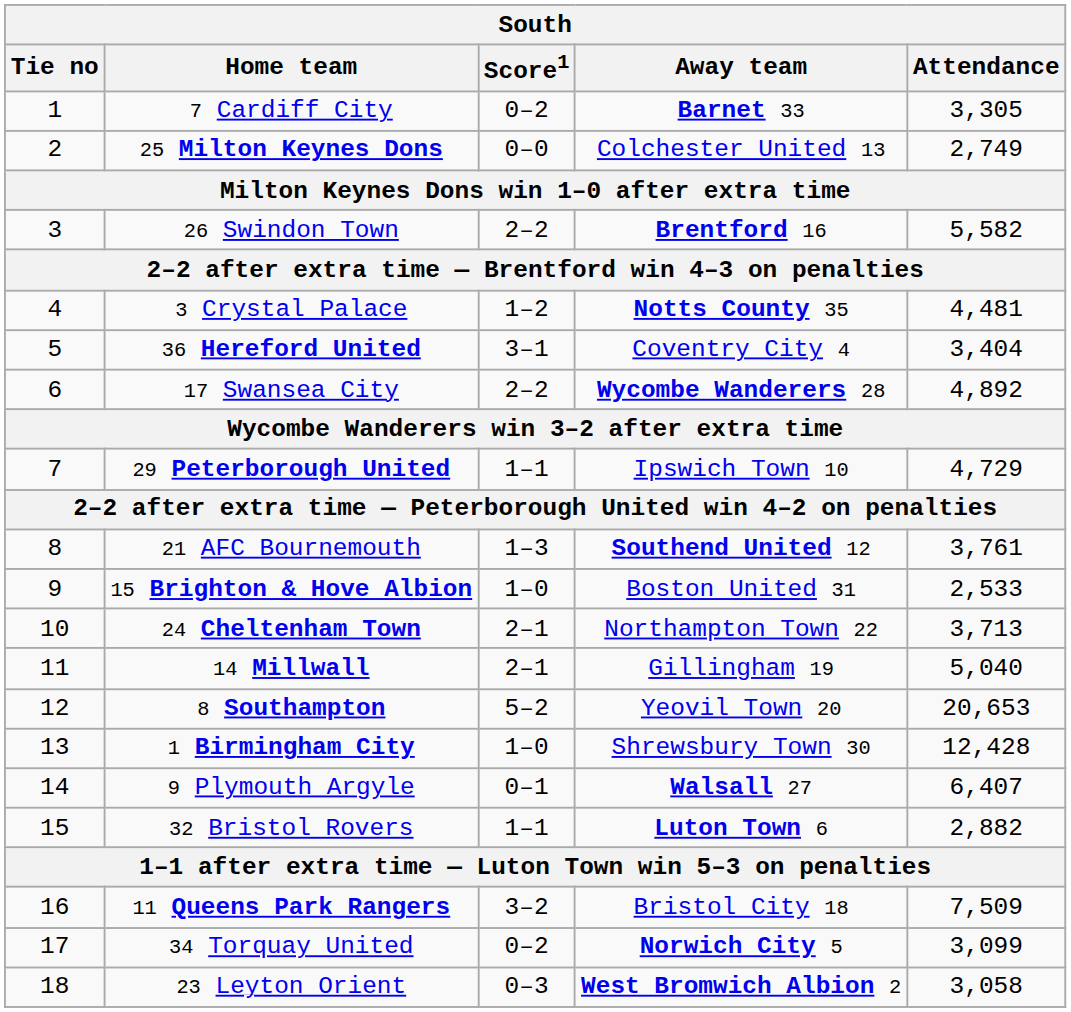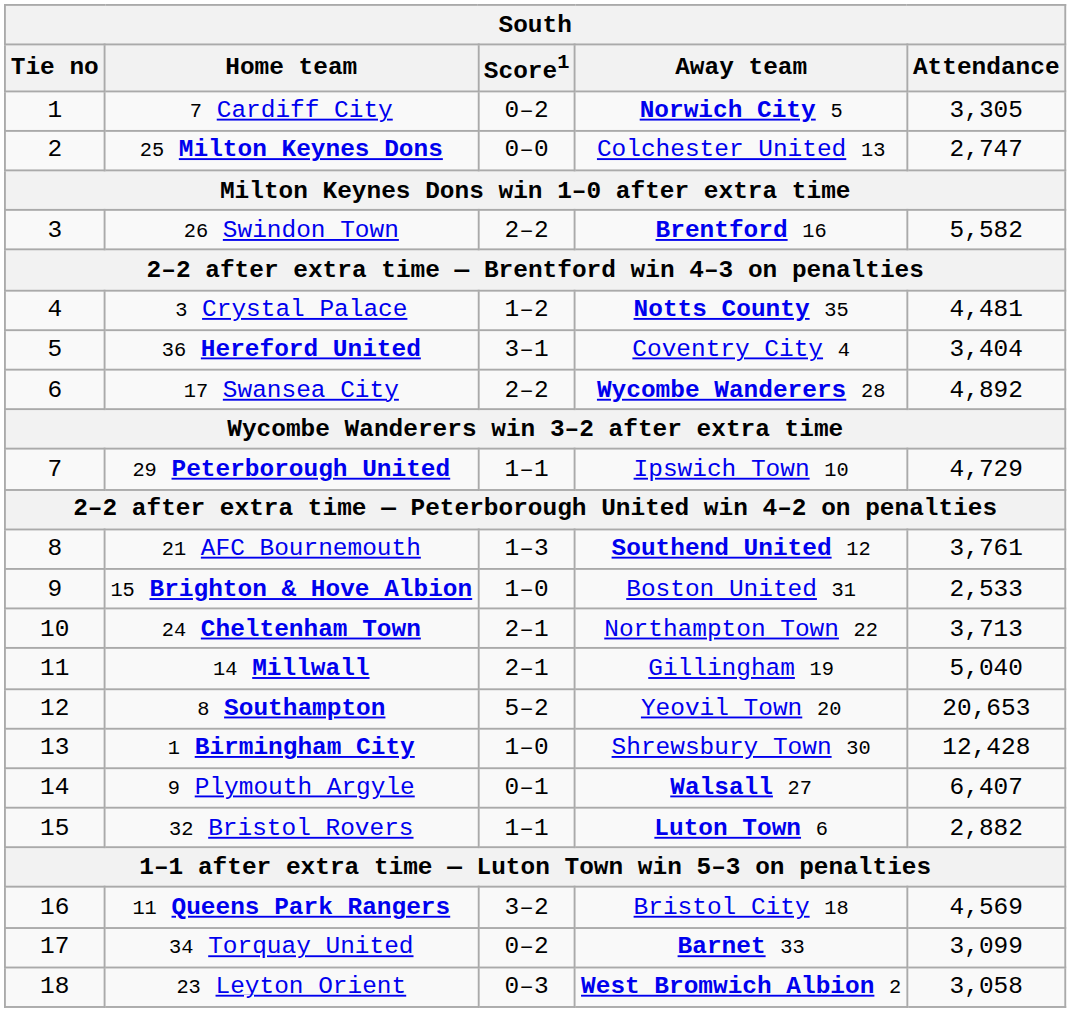(741, 111) Barnet 33 -> (741, 111) Norwich City 5
(986, 151) 2,749 -> (986, 151) 2,747
(986, 907) 7,509 -> (986, 907) 4,569
(741, 947) Norwich City 5 -> (741, 947) Barnet 33
